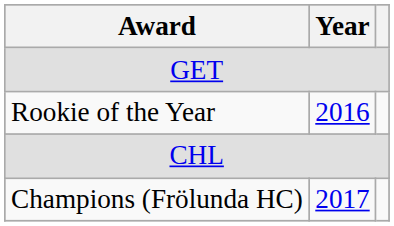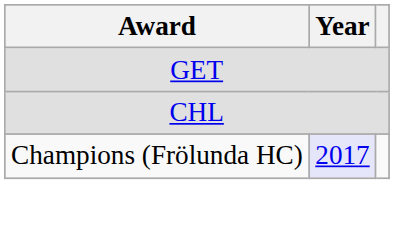- row: (113, 112)
(342, 198) no background -> (342, 155) lavender background
